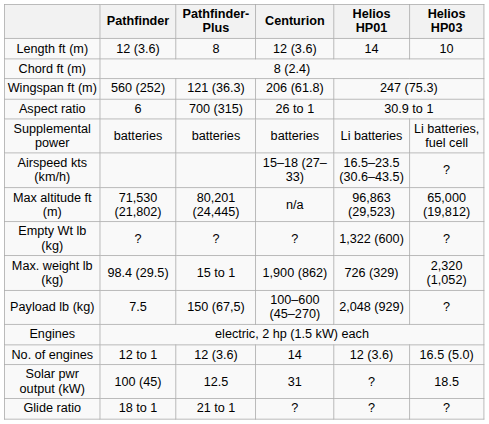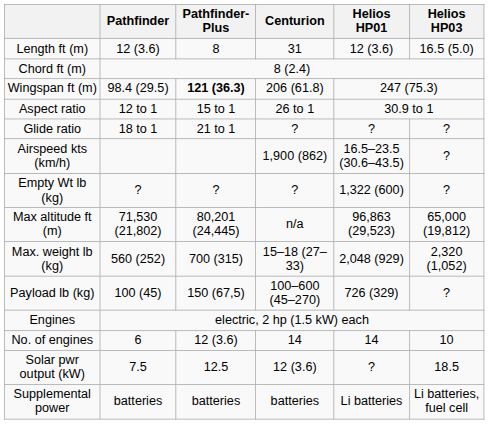(295, 48) 12 (3.6) -> (295, 48) 31
(372, 48) 14 -> (372, 48) 12 (3.6)
(447, 48) 10 -> (447, 48) 16.5 (5.0)
(138, 88) 560 (252) -> (138, 88) 98.4 (29.5)
(216, 88) normal -> (216, 88) bold
(138, 108) 6 -> (138, 108) 12 to 1
(216, 108) 700 (315) -> (216, 108) 15 to 1
rows swapped: (52, 408) <-> (52, 136)
(295, 170) 15–18 (27–33) -> (295, 156) 1,900 (862)
rows swapped: (52, 204) <-> (52, 238)
(138, 273) 98.4 (29.5) -> (138, 258) 560 (252)
(216, 273) 15 to 1 -> (216, 258) 700 (315)
(295, 273) 1,900 (862) -> (295, 258) 15–18 (27–33)
(372, 273) 726 (329) -> (372, 258) 2,048 (929)
(138, 307) 7.5 -> (138, 293) 100 (45)
(372, 307) 2,048 (929) -> (372, 293) 726 (329)
(138, 354) 12 to 1 -> (138, 340) 6
(372, 354) 12 (3.6) -> (372, 340) 14
(447, 354) 16.5 (5.0) -> (447, 340) 10
(138, 381) 100 (45) -> (138, 367) 7.5
(295, 381) 31 -> (295, 367) 12 (3.6)
